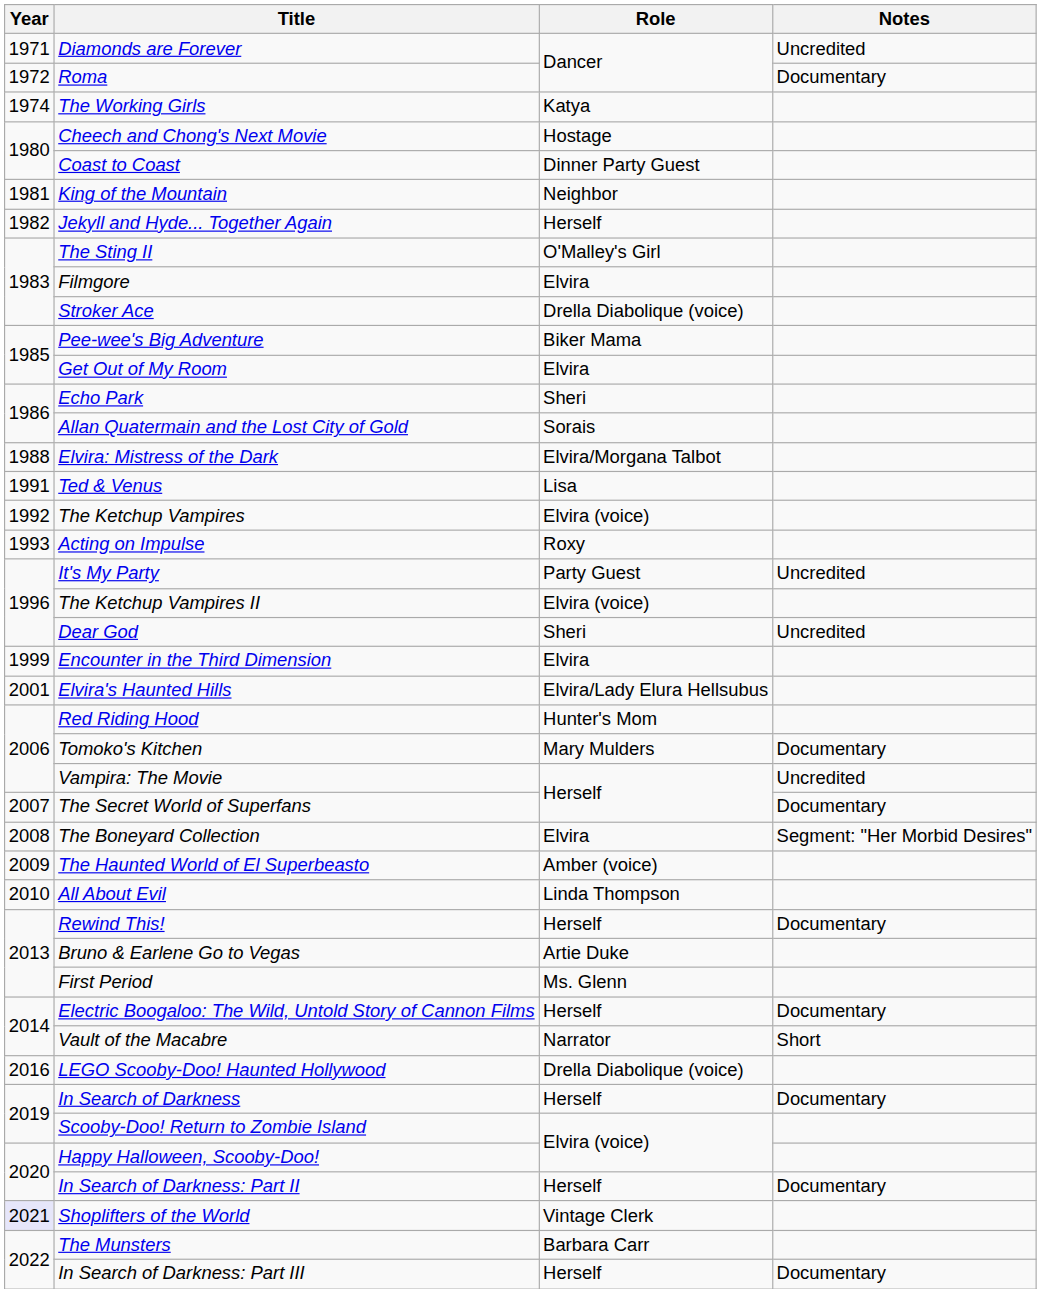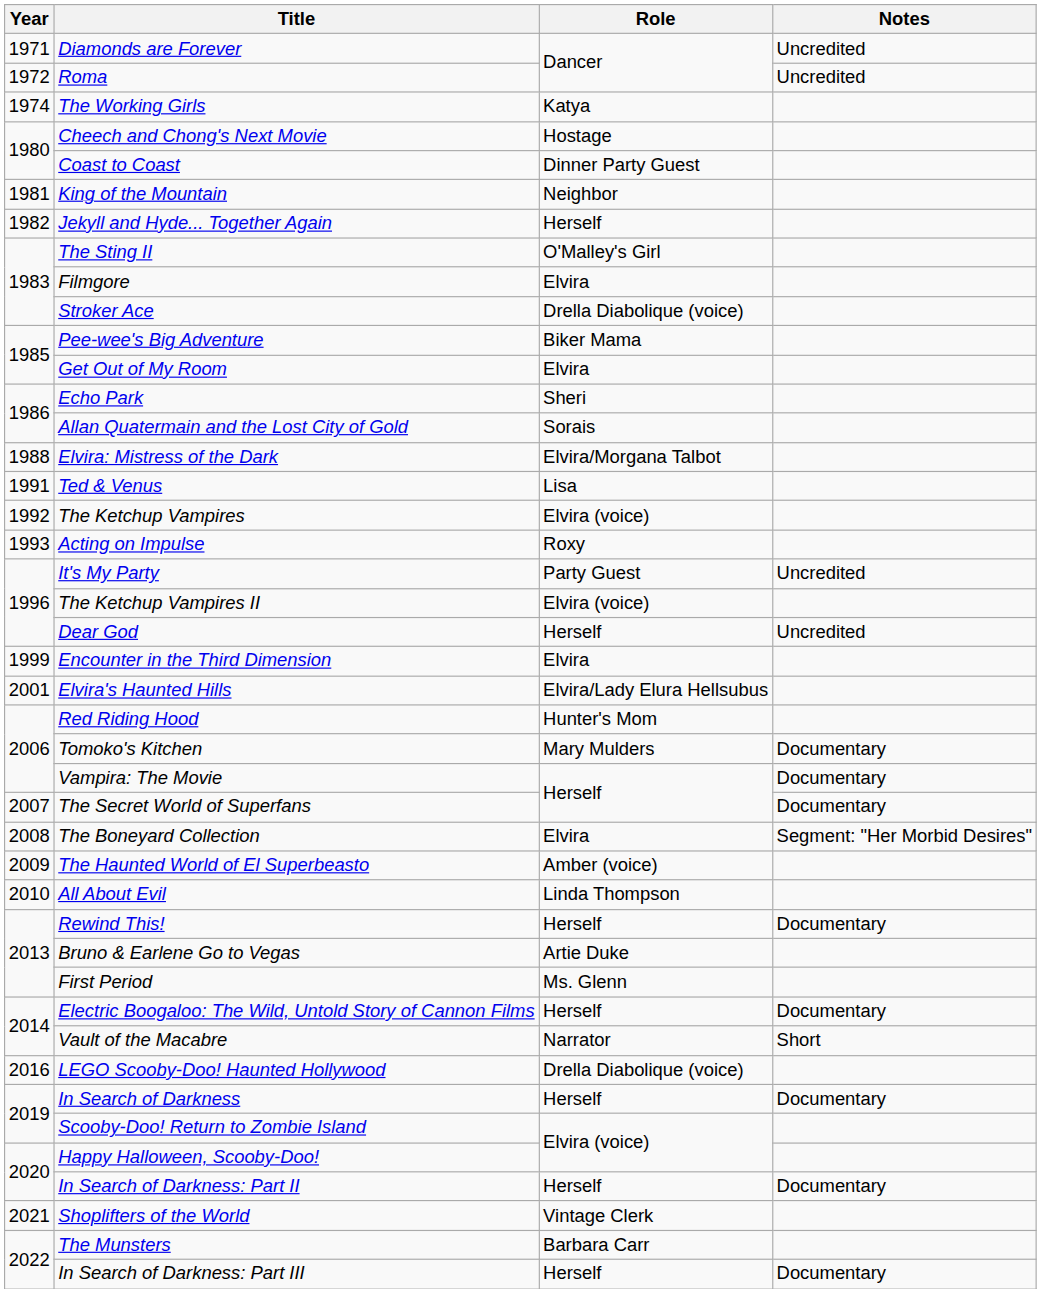(831, 77) Documentary -> (821, 77) Uncredited
(565, 631) Sheri -> (572, 631) Herself
(821, 777) Uncredited -> (831, 777) Documentary
(29, 1215) lavender background -> (29, 1215) no background
